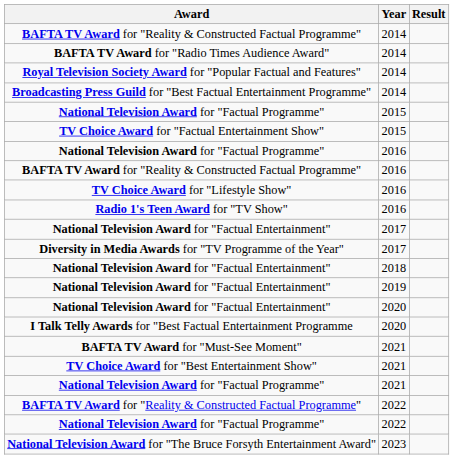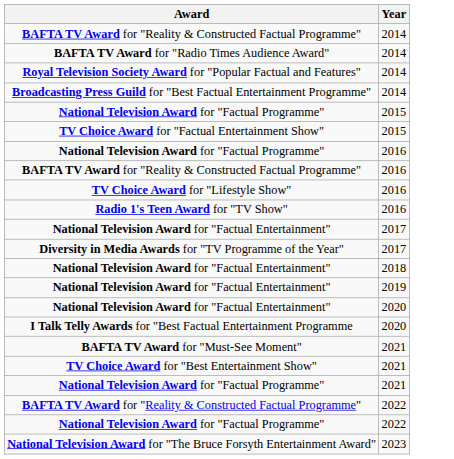- column: (429, 14)
